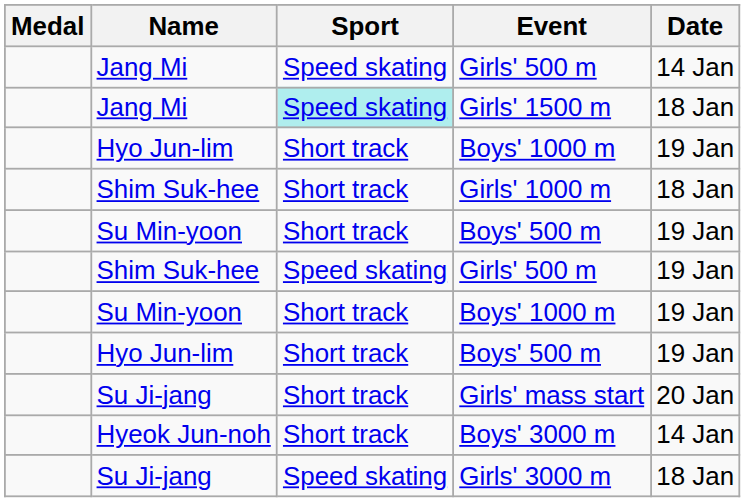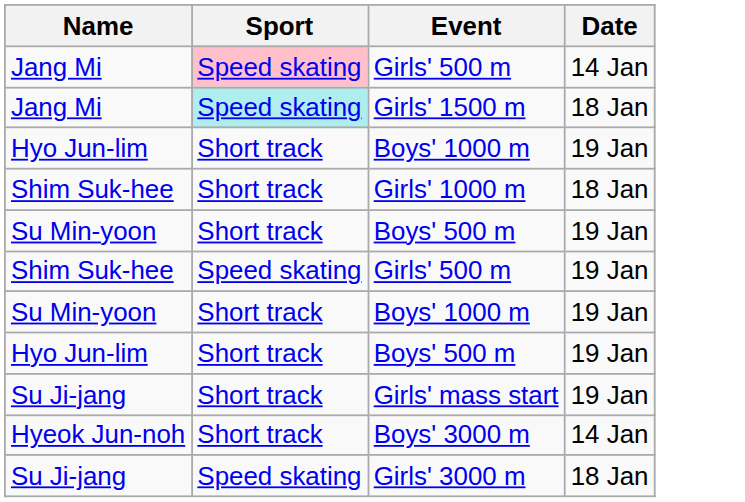- column: (48, 26)
(365, 67) no background -> (279, 67) pink background
(695, 394) 20 Jan -> (610, 394) 19 Jan
